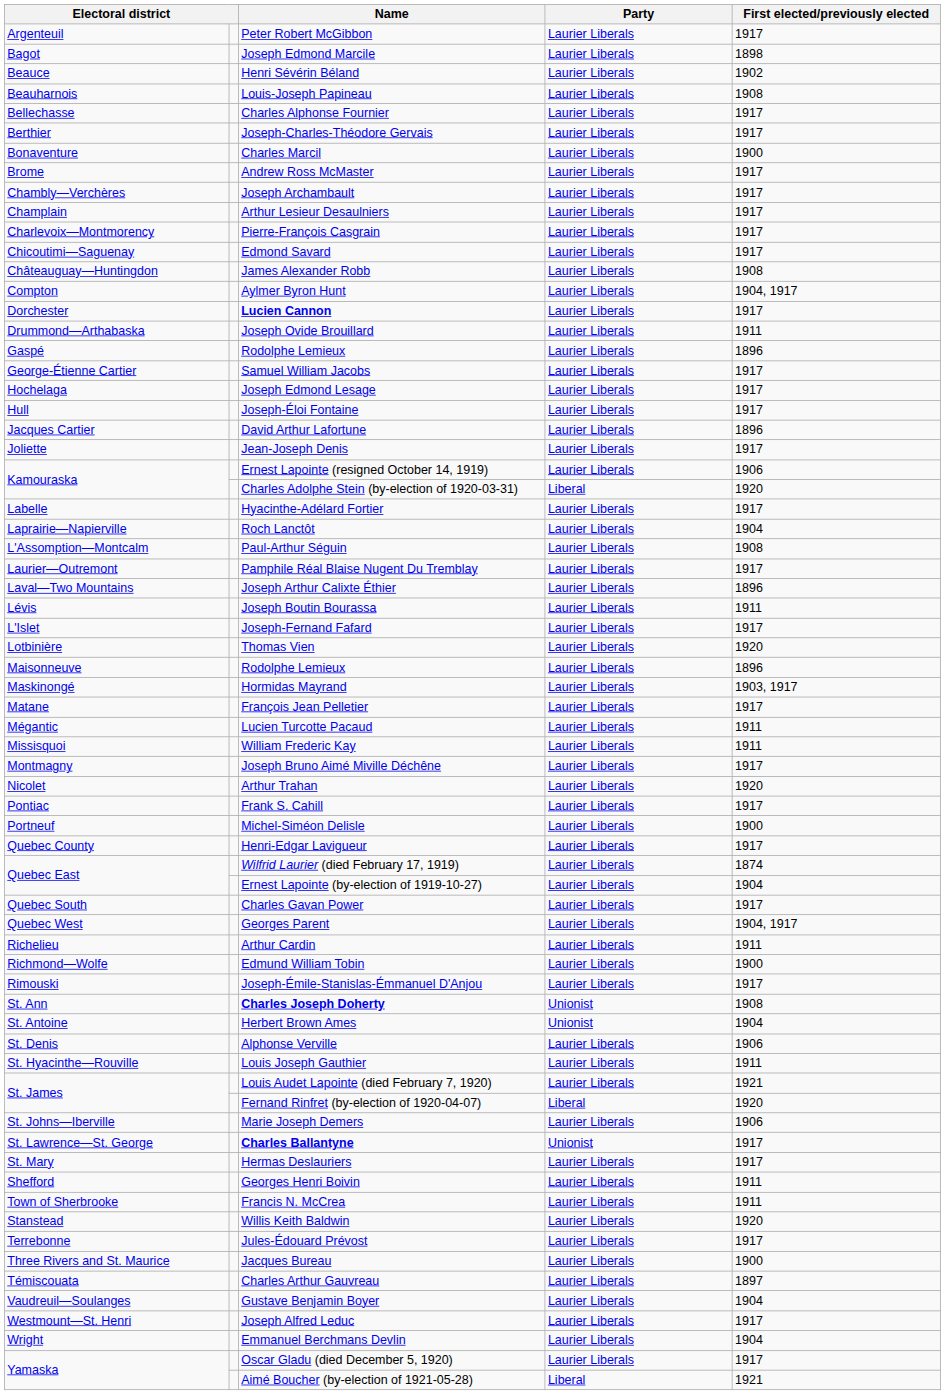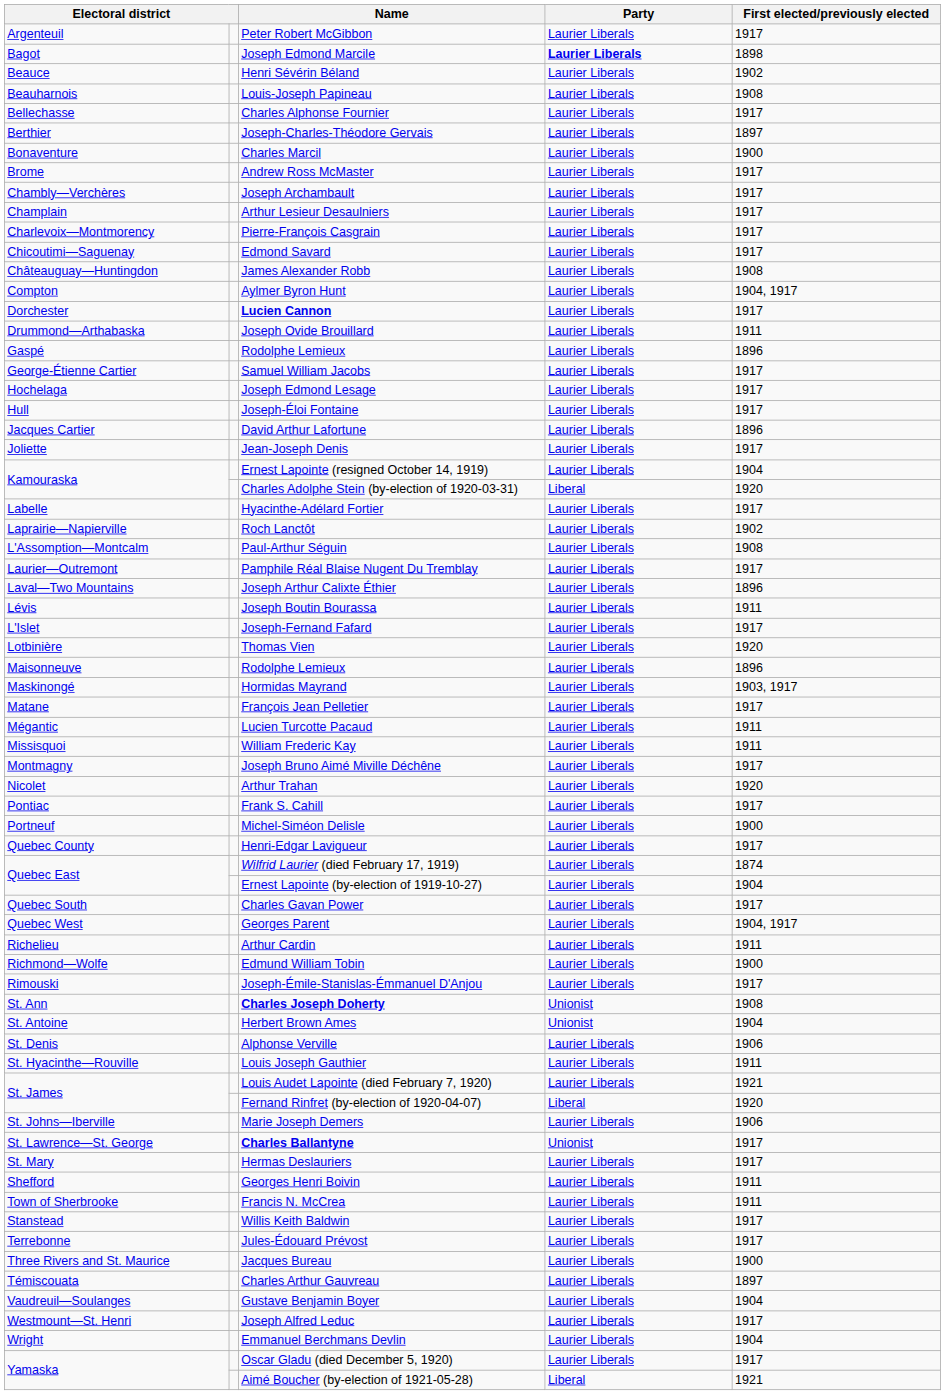(591, 53) normal -> (595, 53) bold
(749, 133) 1917 -> (749, 133) 1897
(749, 469) 1906 -> (749, 469) 1904
(749, 529) 1904 -> (749, 529) 1902
(749, 1221) 1920 -> (749, 1221) 1917
